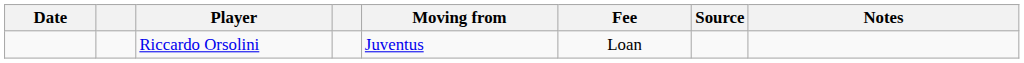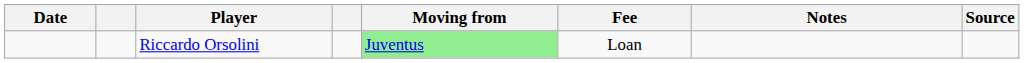columns swapped: (884, 17) <-> (720, 17)
(394, 44) no background -> (394, 44) lightgreen background
